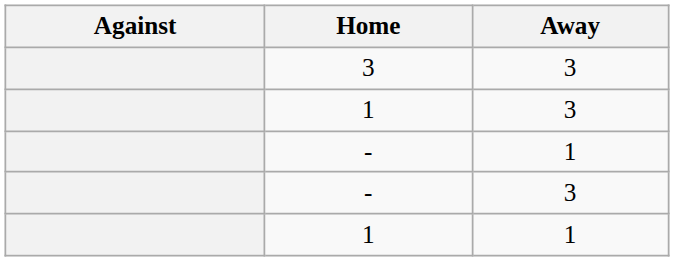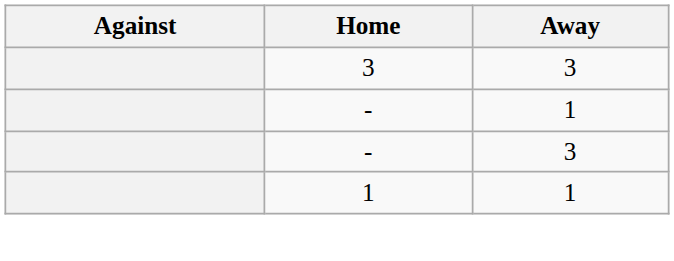- row: (368, 109)
